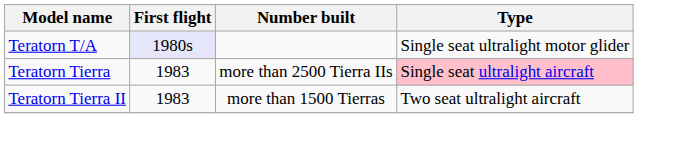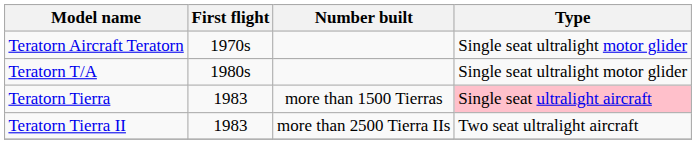+ row: (96, 44)
(173, 44) lavender background -> (230, 71) no background
(306, 71) more than 2500 Tierra IIs -> (364, 98) more than 1500 Tierras
(306, 98) more than 1500 Tierras -> (364, 125) more than 2500 Tierra IIs
